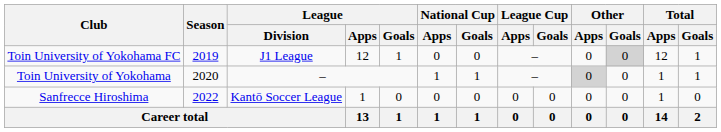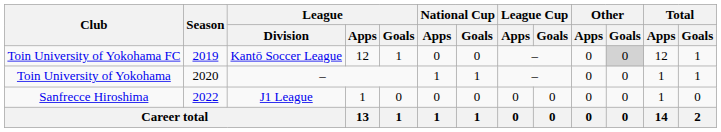(286, 55) J1 League -> (286, 55) Kantō Soccer League
(589, 76) lightgrey background -> (589, 76) no background
(286, 96) Kantō Soccer League -> (286, 96) J1 League
